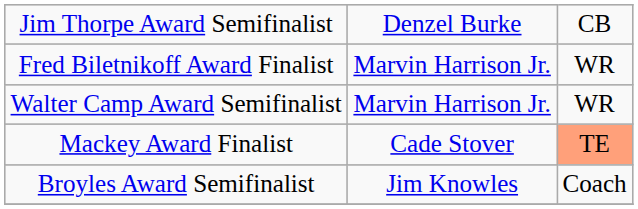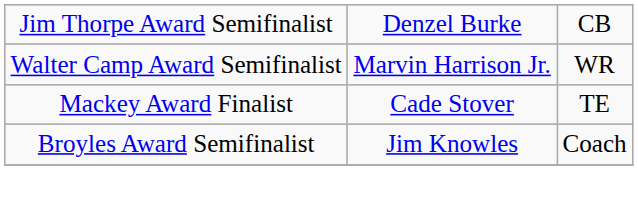- row: (176, 64)
(595, 143) lightsalmon background -> (595, 104) no background
